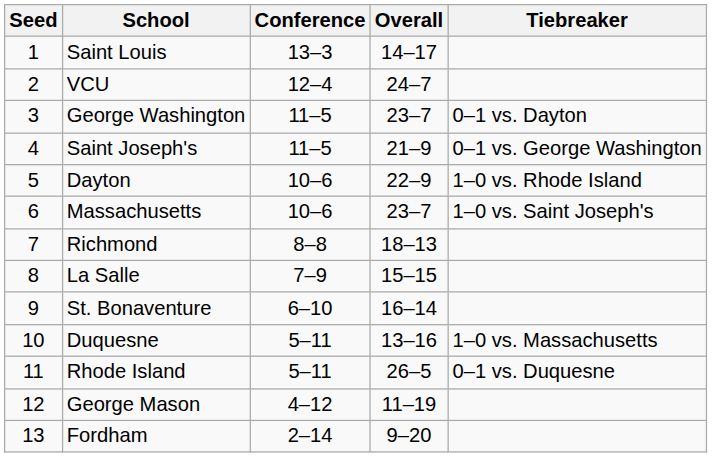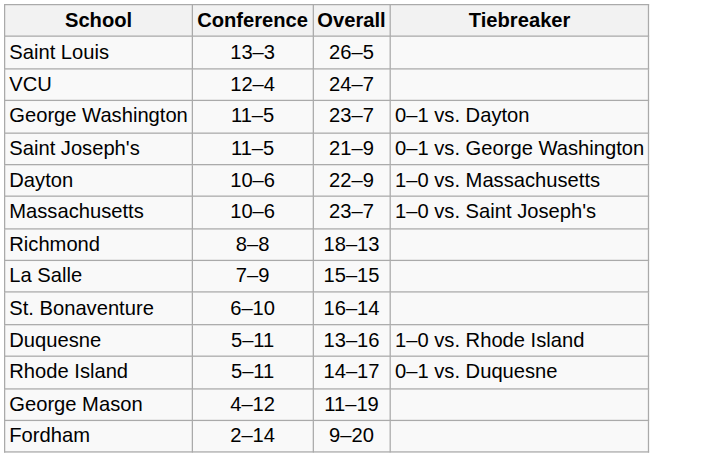- column: (33, 20)
(409, 52) 14–17 -> (352, 52) 26–5
(547, 180) 1–0 vs. Rhode Island -> (498, 180) 1–0 vs. Massachusetts
(555, 340) 1–0 vs. Massachusetts -> (490, 340) 1–0 vs. Rhode Island
(409, 372) 26–5 -> (352, 372) 14–17
